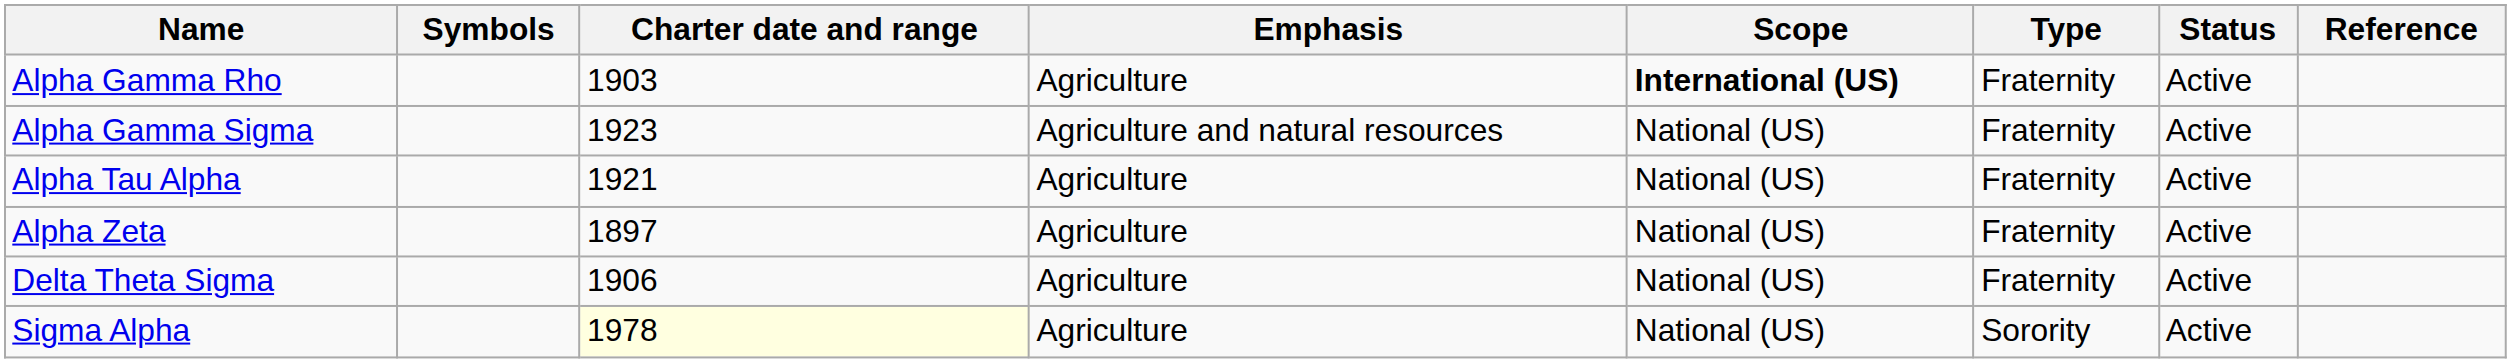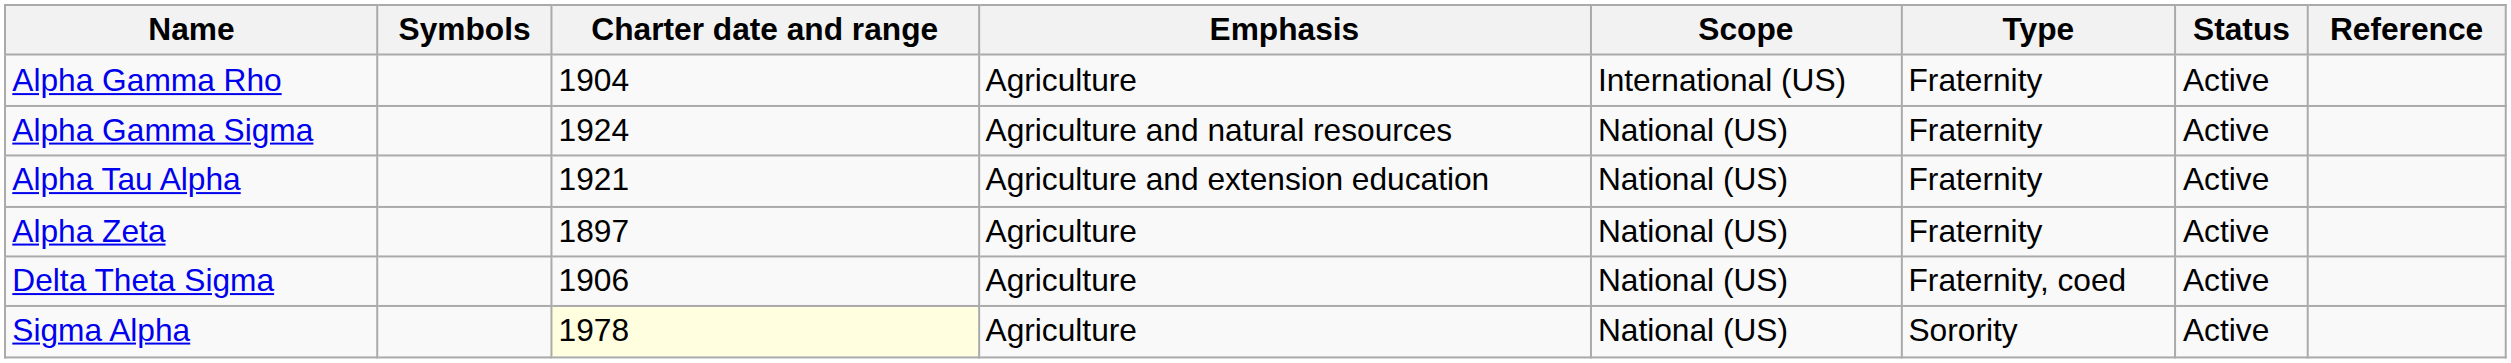(622, 79) 1903 -> (594, 79) 1904
(1767, 79) bold -> (1722, 79) normal
(622, 130) 1923 -> (594, 130) 1924
(1112, 180) Agriculture -> (1237, 180) Agriculture and extension education
(2048, 280) Fraternity -> (2017, 280) Fraternity, coed
